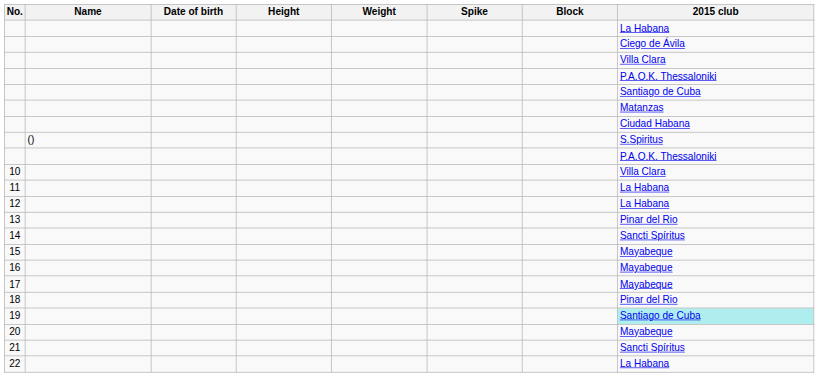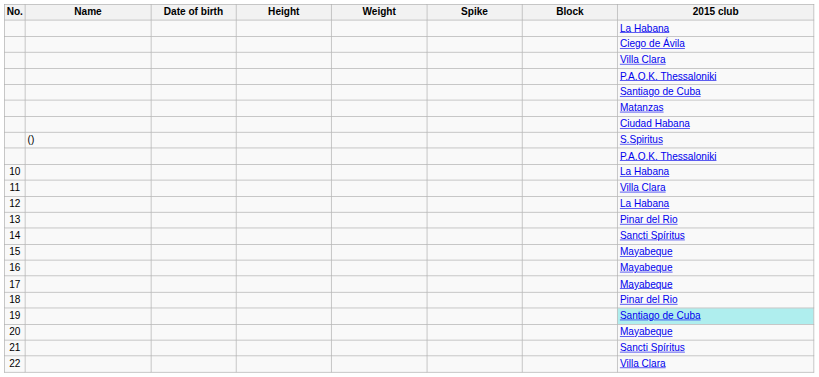(643, 172) Villa Clara -> (645, 172) La Habana
(645, 188) La Habana -> (643, 188) Villa Clara
(645, 364) La Habana -> (643, 364) Villa Clara
